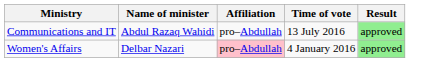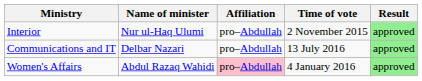+ row: (24, 31)
(168, 31) Abdul Razaq Wahidi -> (153, 48) Delbar Nazari
(153, 48) Delbar Nazari -> (168, 66) Abdul Razaq Wahidi
